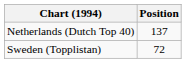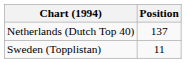(159, 49) 72 -> (159, 49) 11
